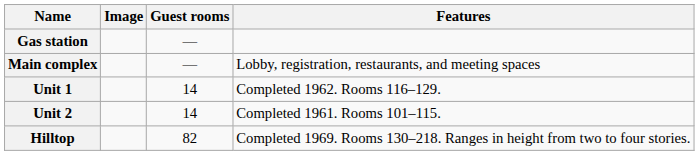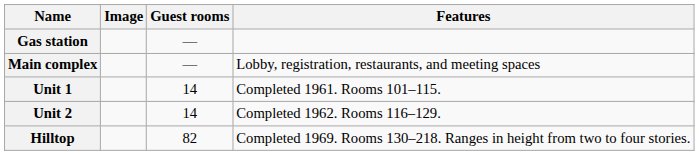(339, 89) Completed 1962. Rooms 116–129. -> (339, 89) Completed 1961. Rooms 101–115.
(339, 113) Completed 1961. Rooms 101–115. -> (339, 113) Completed 1962. Rooms 116–129.
